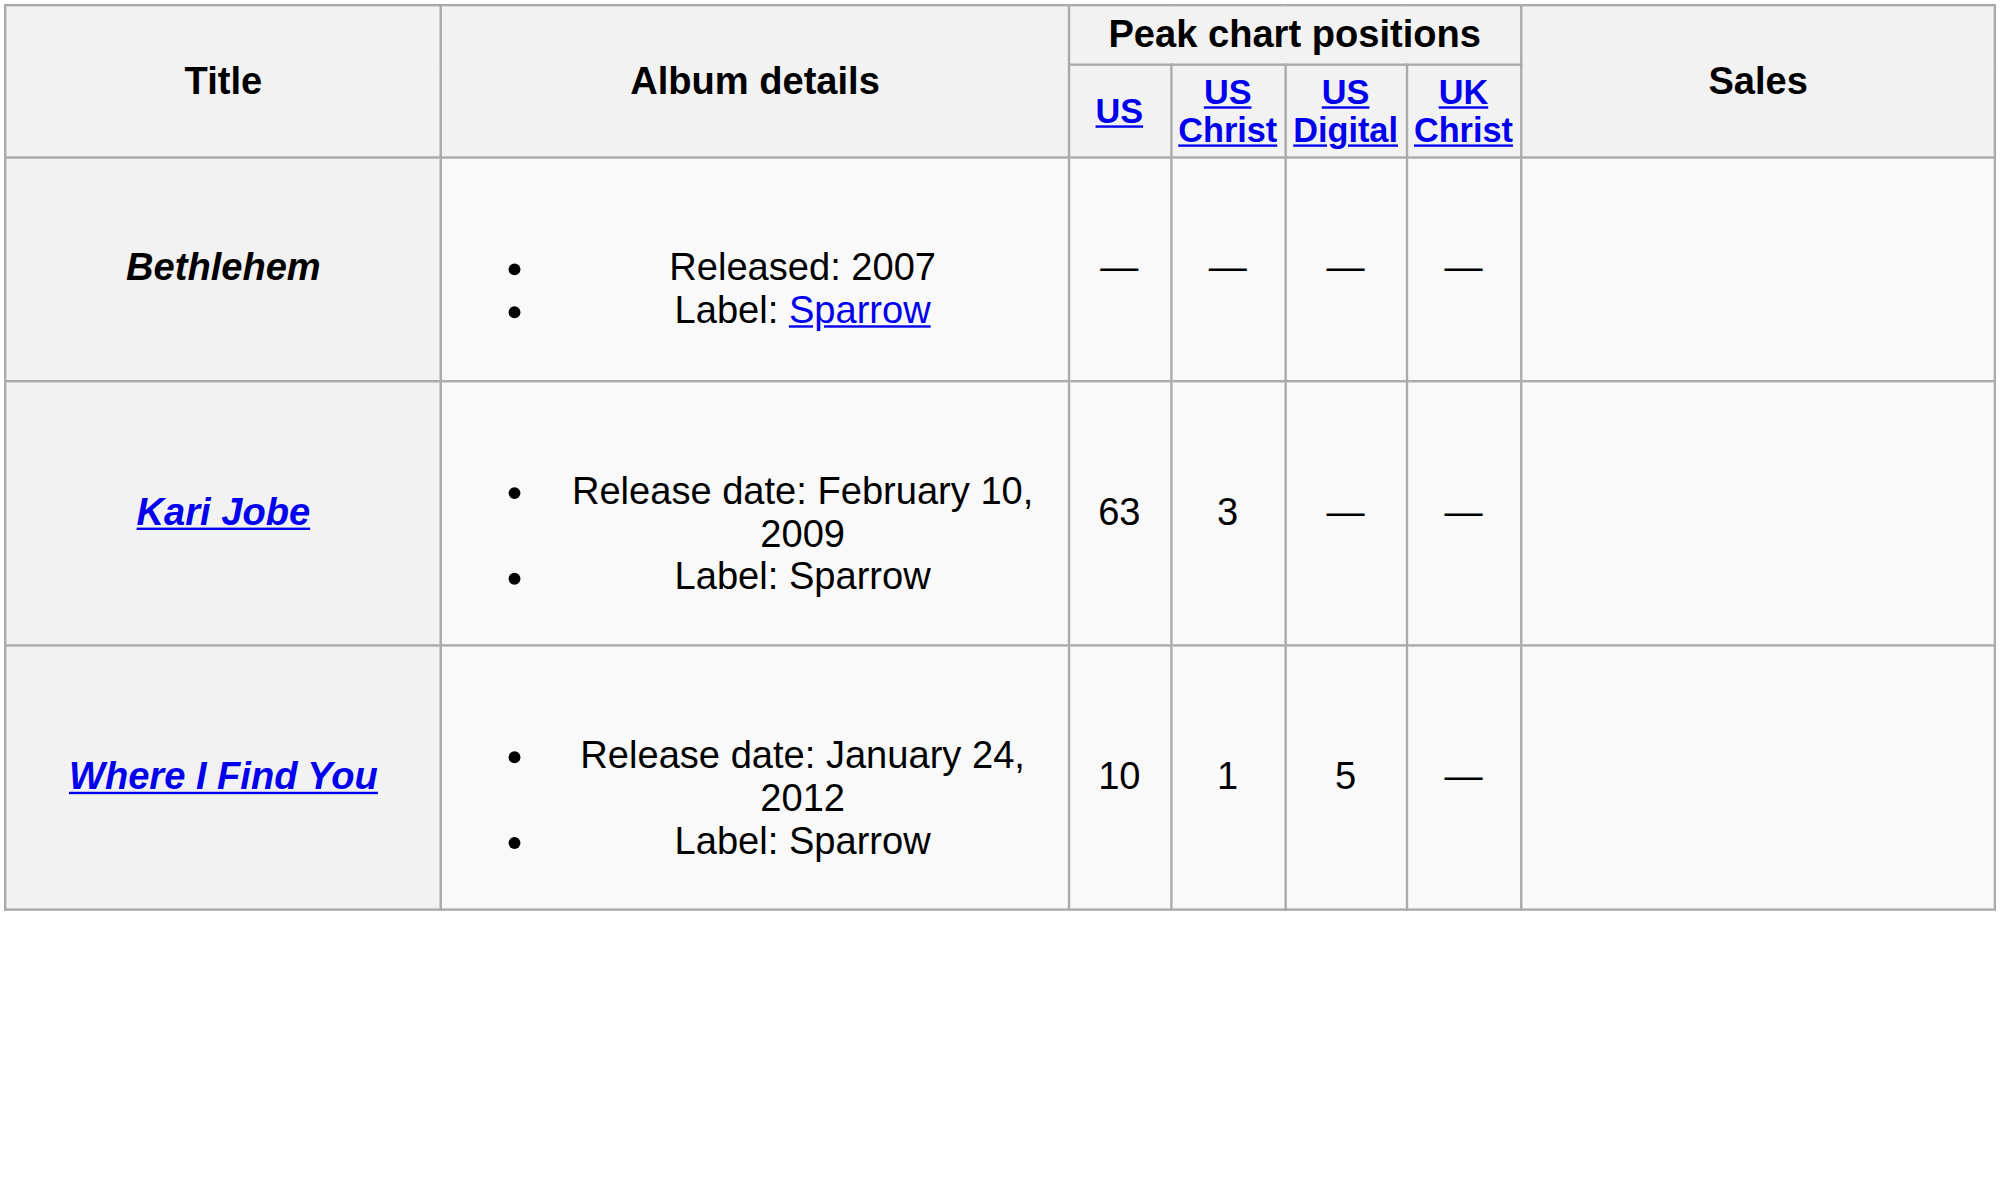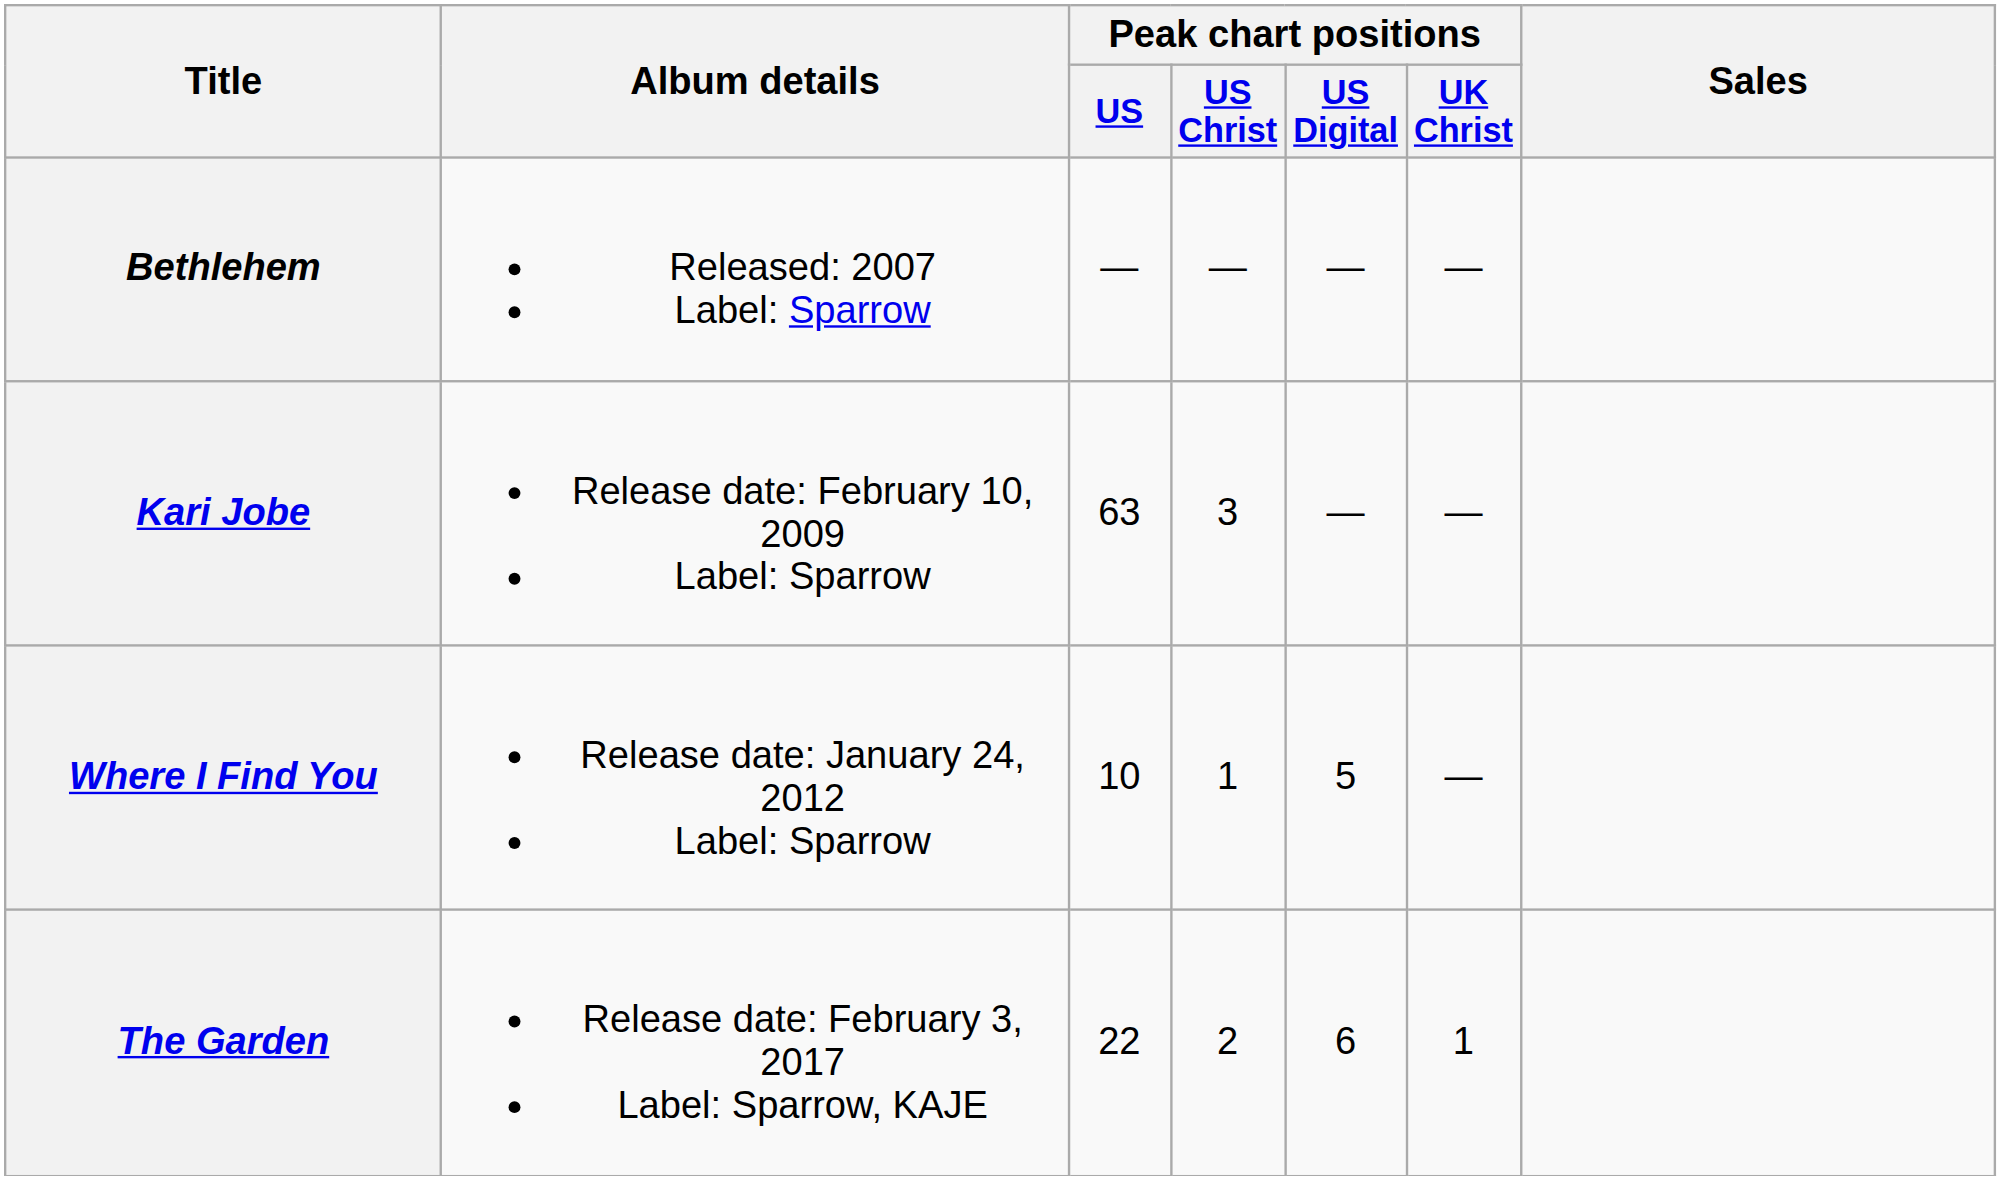+ row: (223, 1042)
